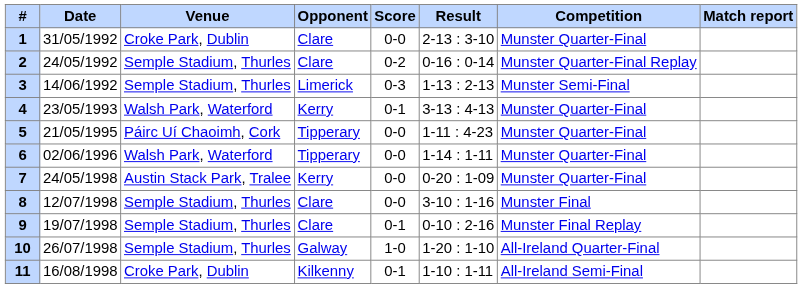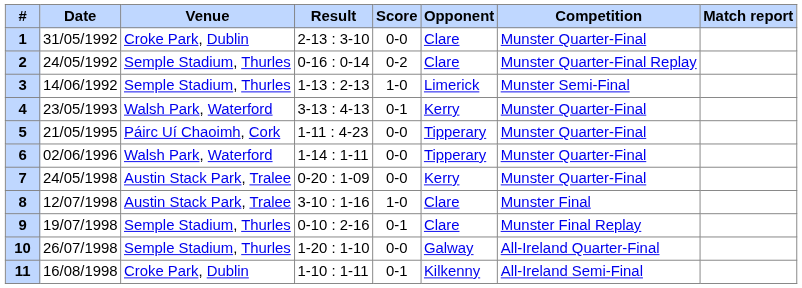columns swapped: (333, 16) <-> (458, 16)
(395, 85) 0-3 -> (397, 85) 1-0
(207, 202) Semple Stadium, Thurles -> (208, 202) Austin Stack Park, Tralee
(395, 202) 0-0 -> (397, 202) 1-0
(395, 248) 1-0 -> (397, 248) 0-0
